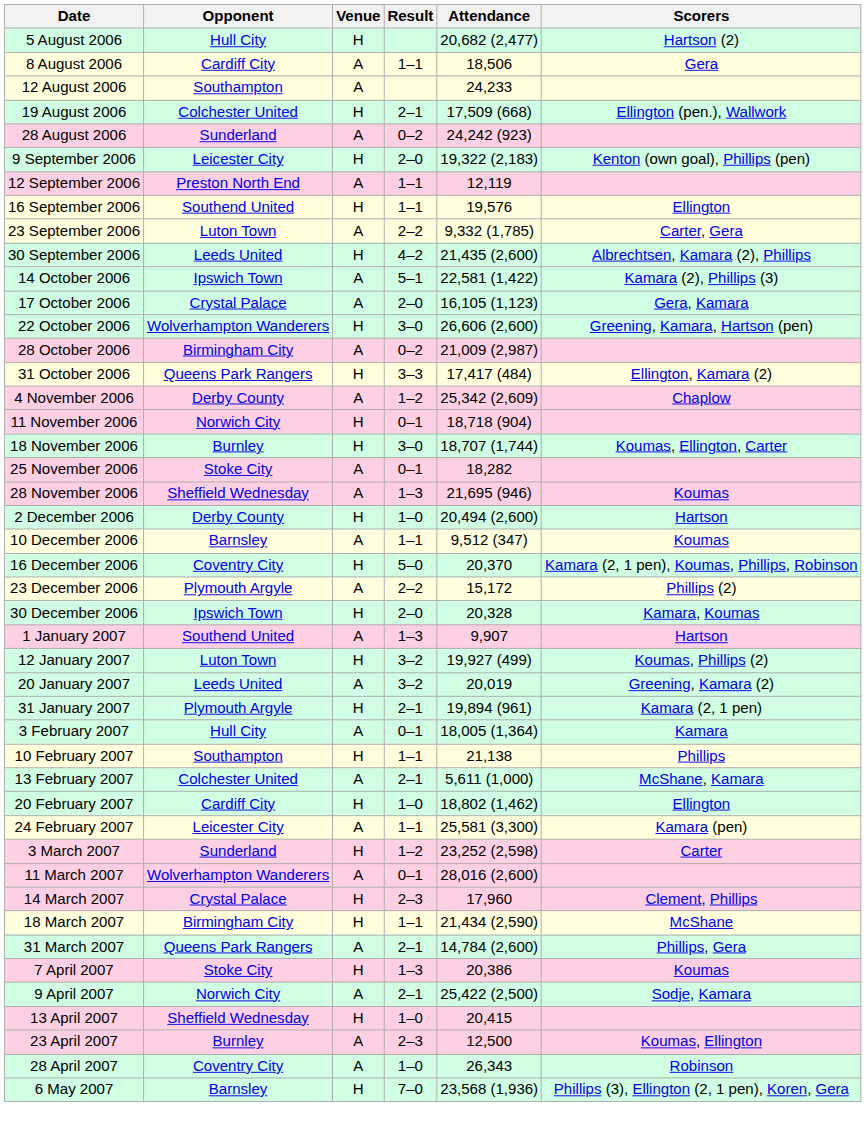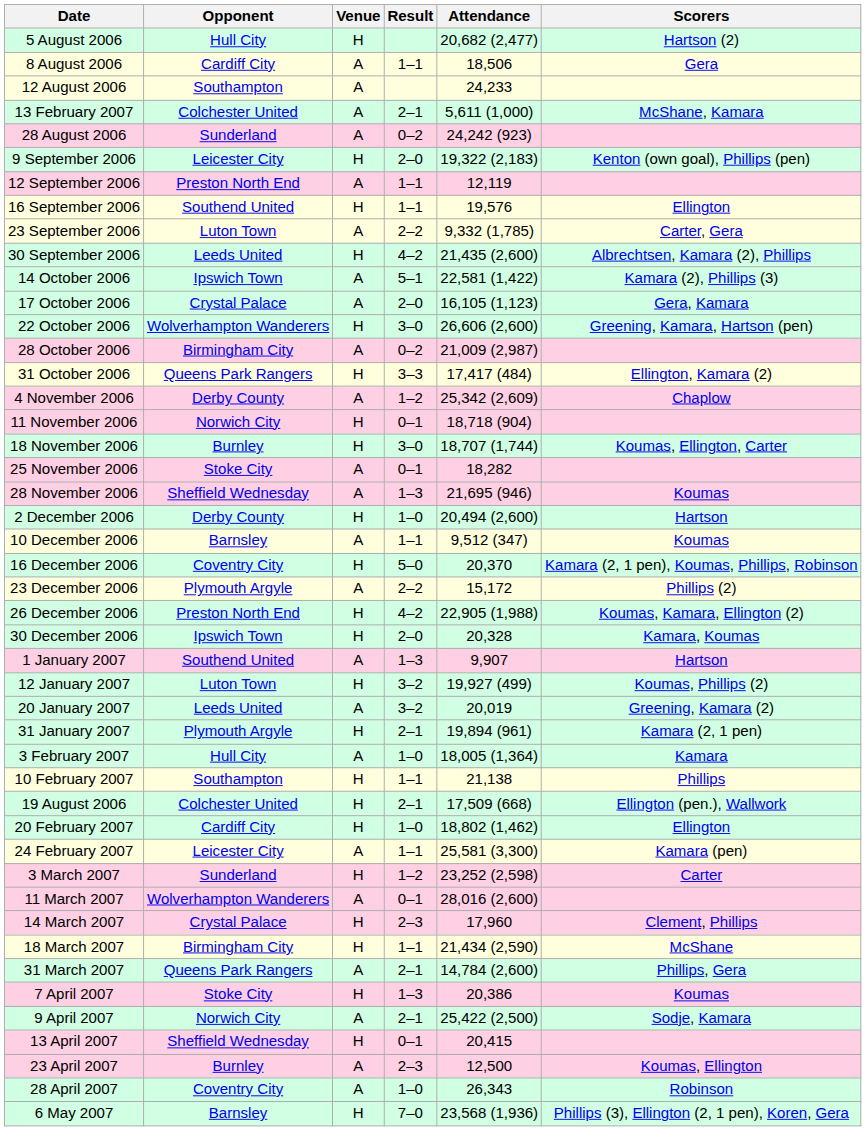rows swapped: (74, 111) <-> (74, 779)
+ row: (74, 612)
(410, 732) 0–1 -> (410, 755) 1–0
(410, 1018) 1–0 -> (410, 1042) 0–1
